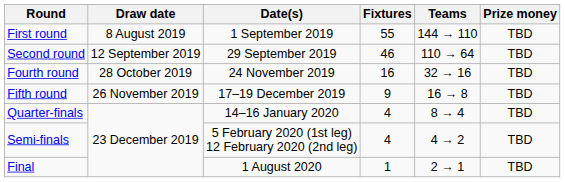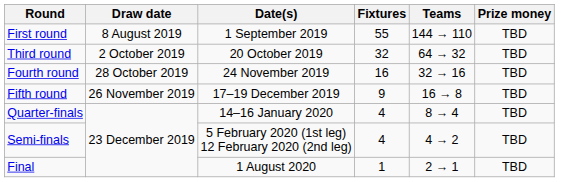- row: (46, 53)
+ row: (39, 53)
